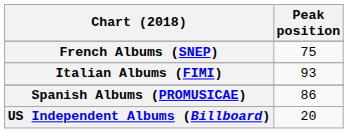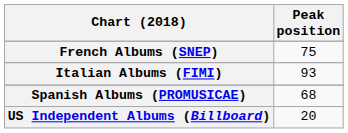(308, 95) 86 -> (308, 95) 68
